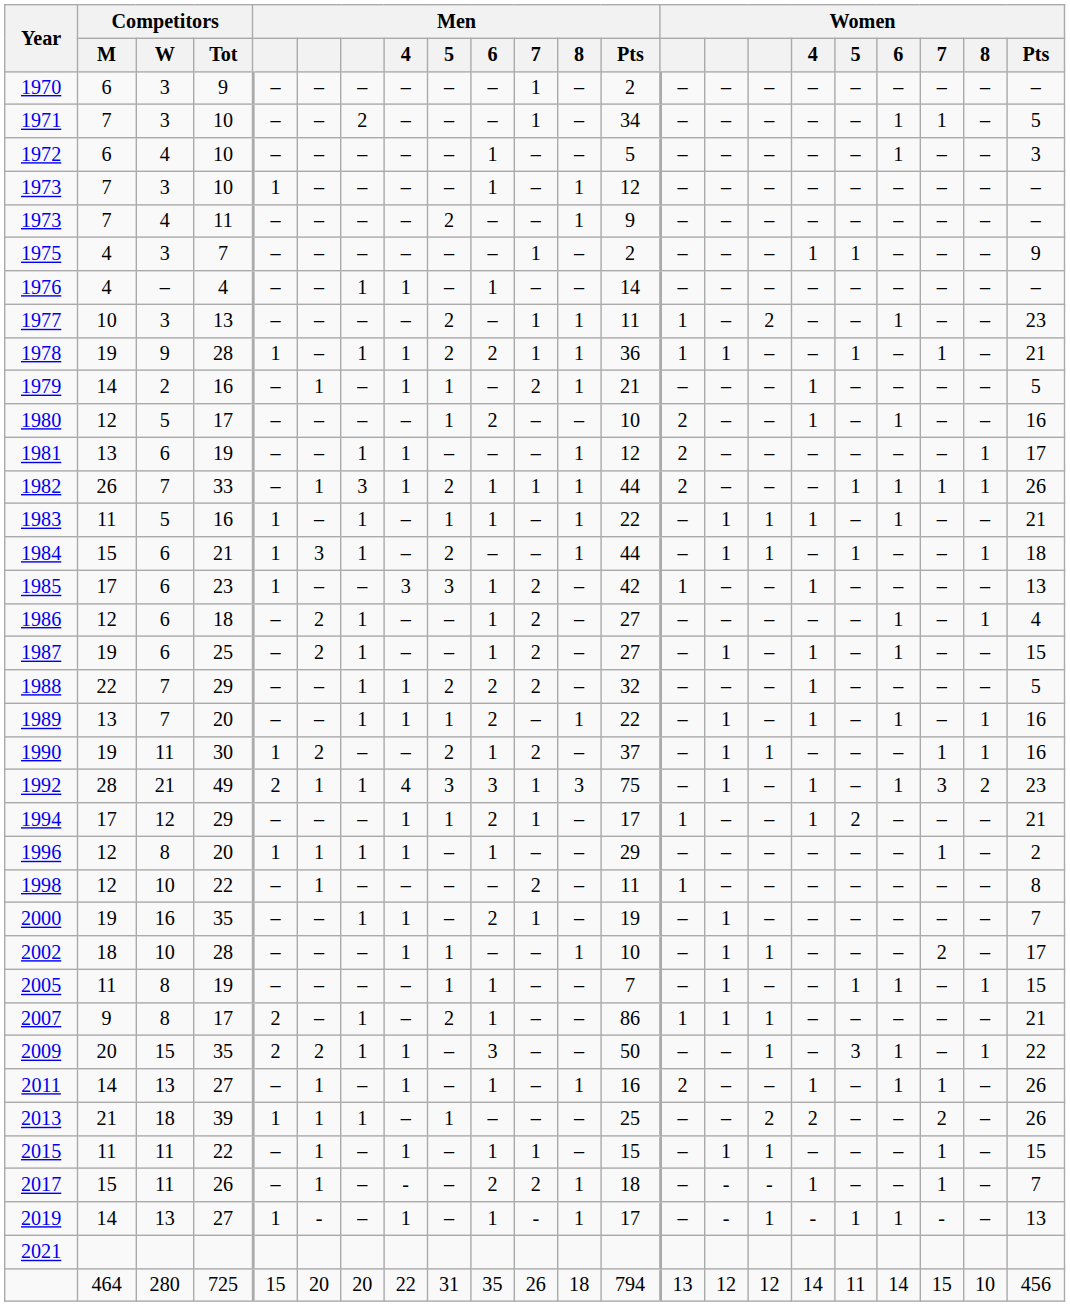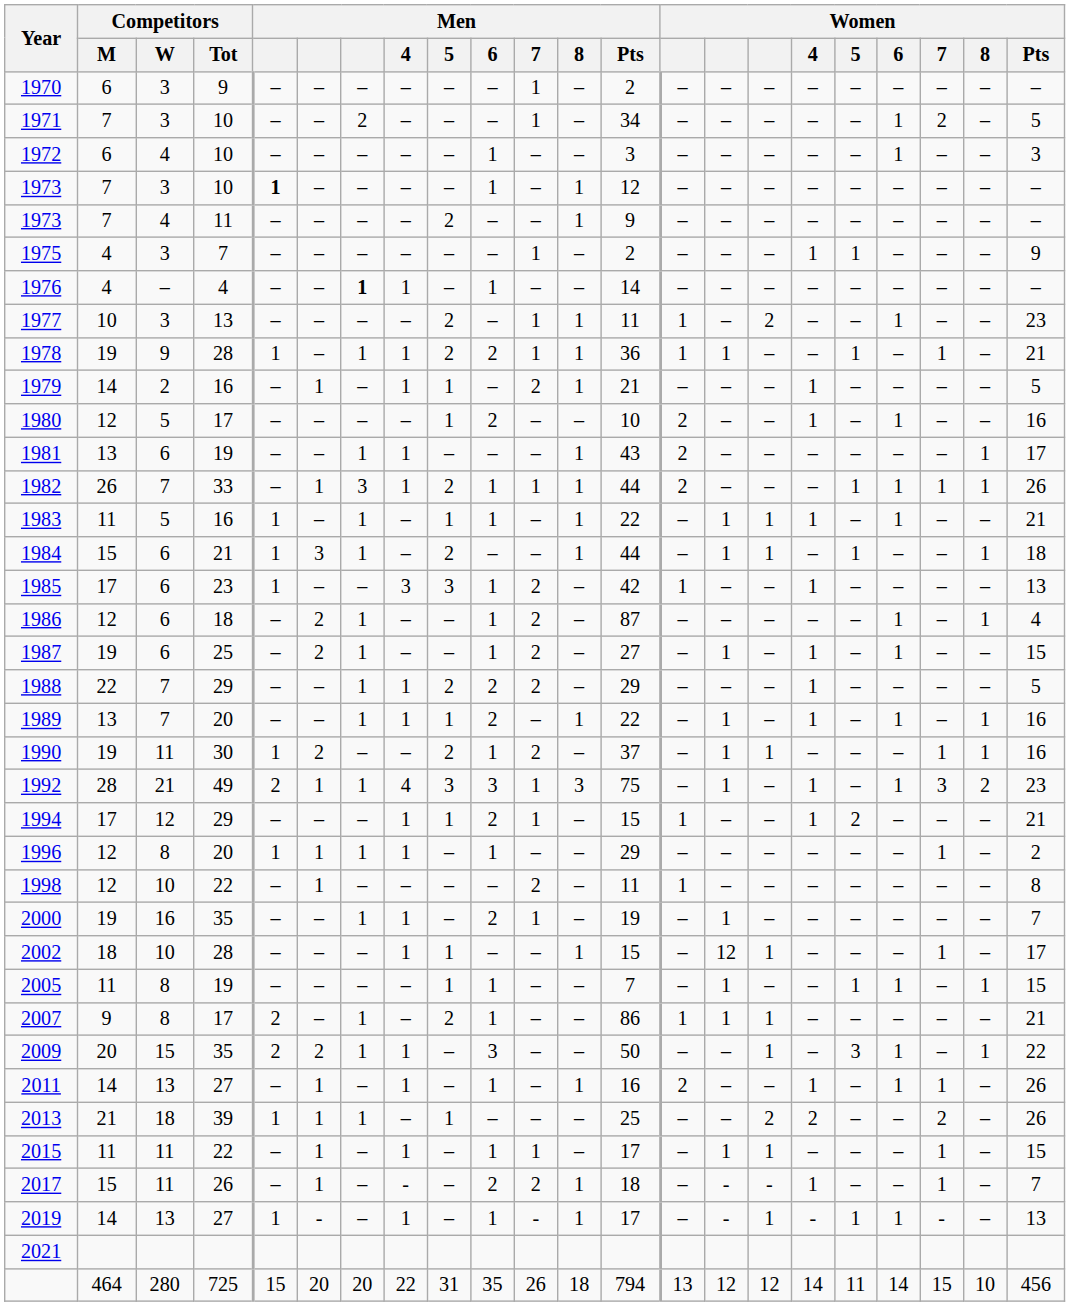(942, 121) 1 -> (942, 121) 2
(630, 154) 5 -> (630, 154) 3
(276, 187) normal -> (276, 187) bold
(362, 287) normal -> (362, 287) bold
(630, 453) 12 -> (630, 453) 43
(630, 620) 27 -> (630, 620) 87
(630, 686) 32 -> (630, 686) 29
(630, 819) 17 -> (630, 819) 15
(630, 952) 10 -> (630, 952) 15
(726, 952) 1 -> (726, 952) 12
(942, 952) 2 -> (942, 952) 1
(630, 1152) 15 -> (630, 1152) 17
